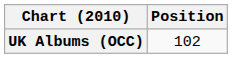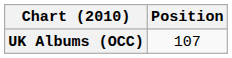(187, 41) 102 -> (187, 41) 107
